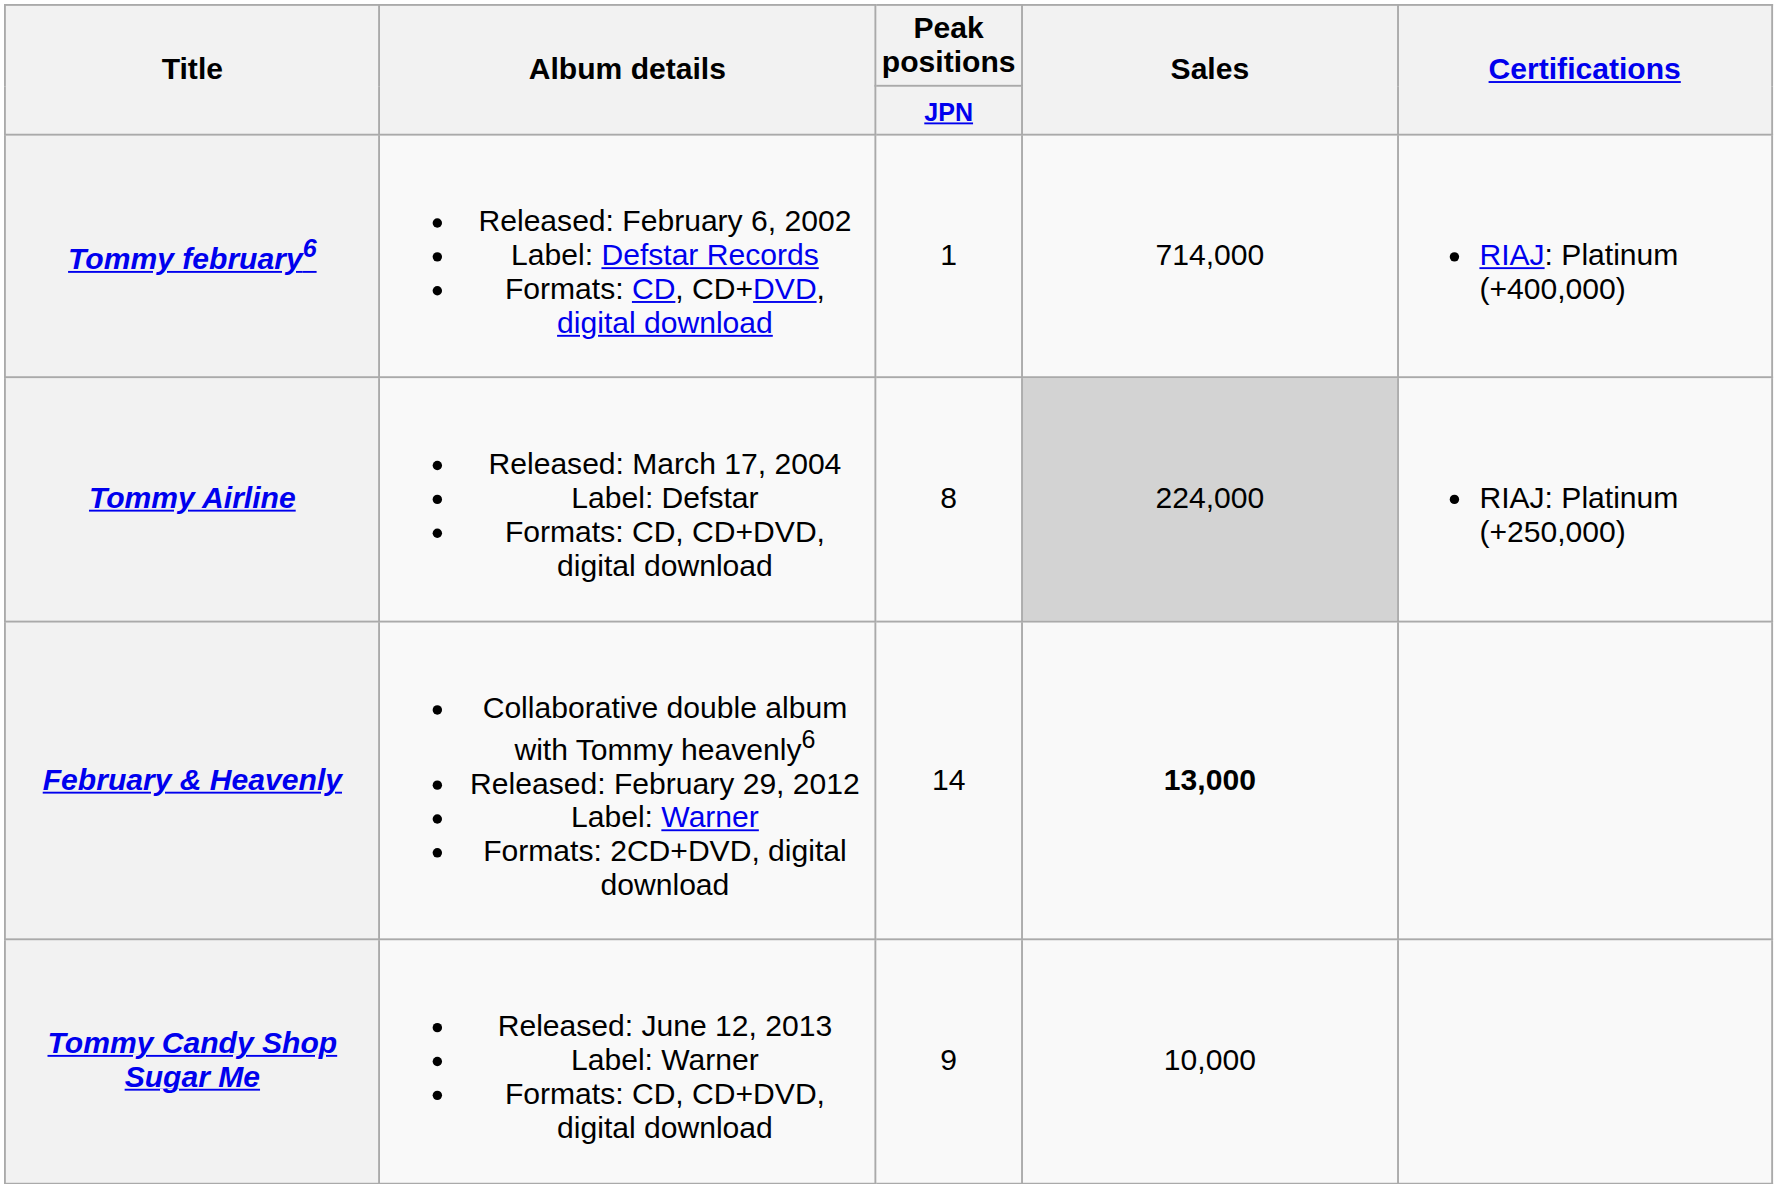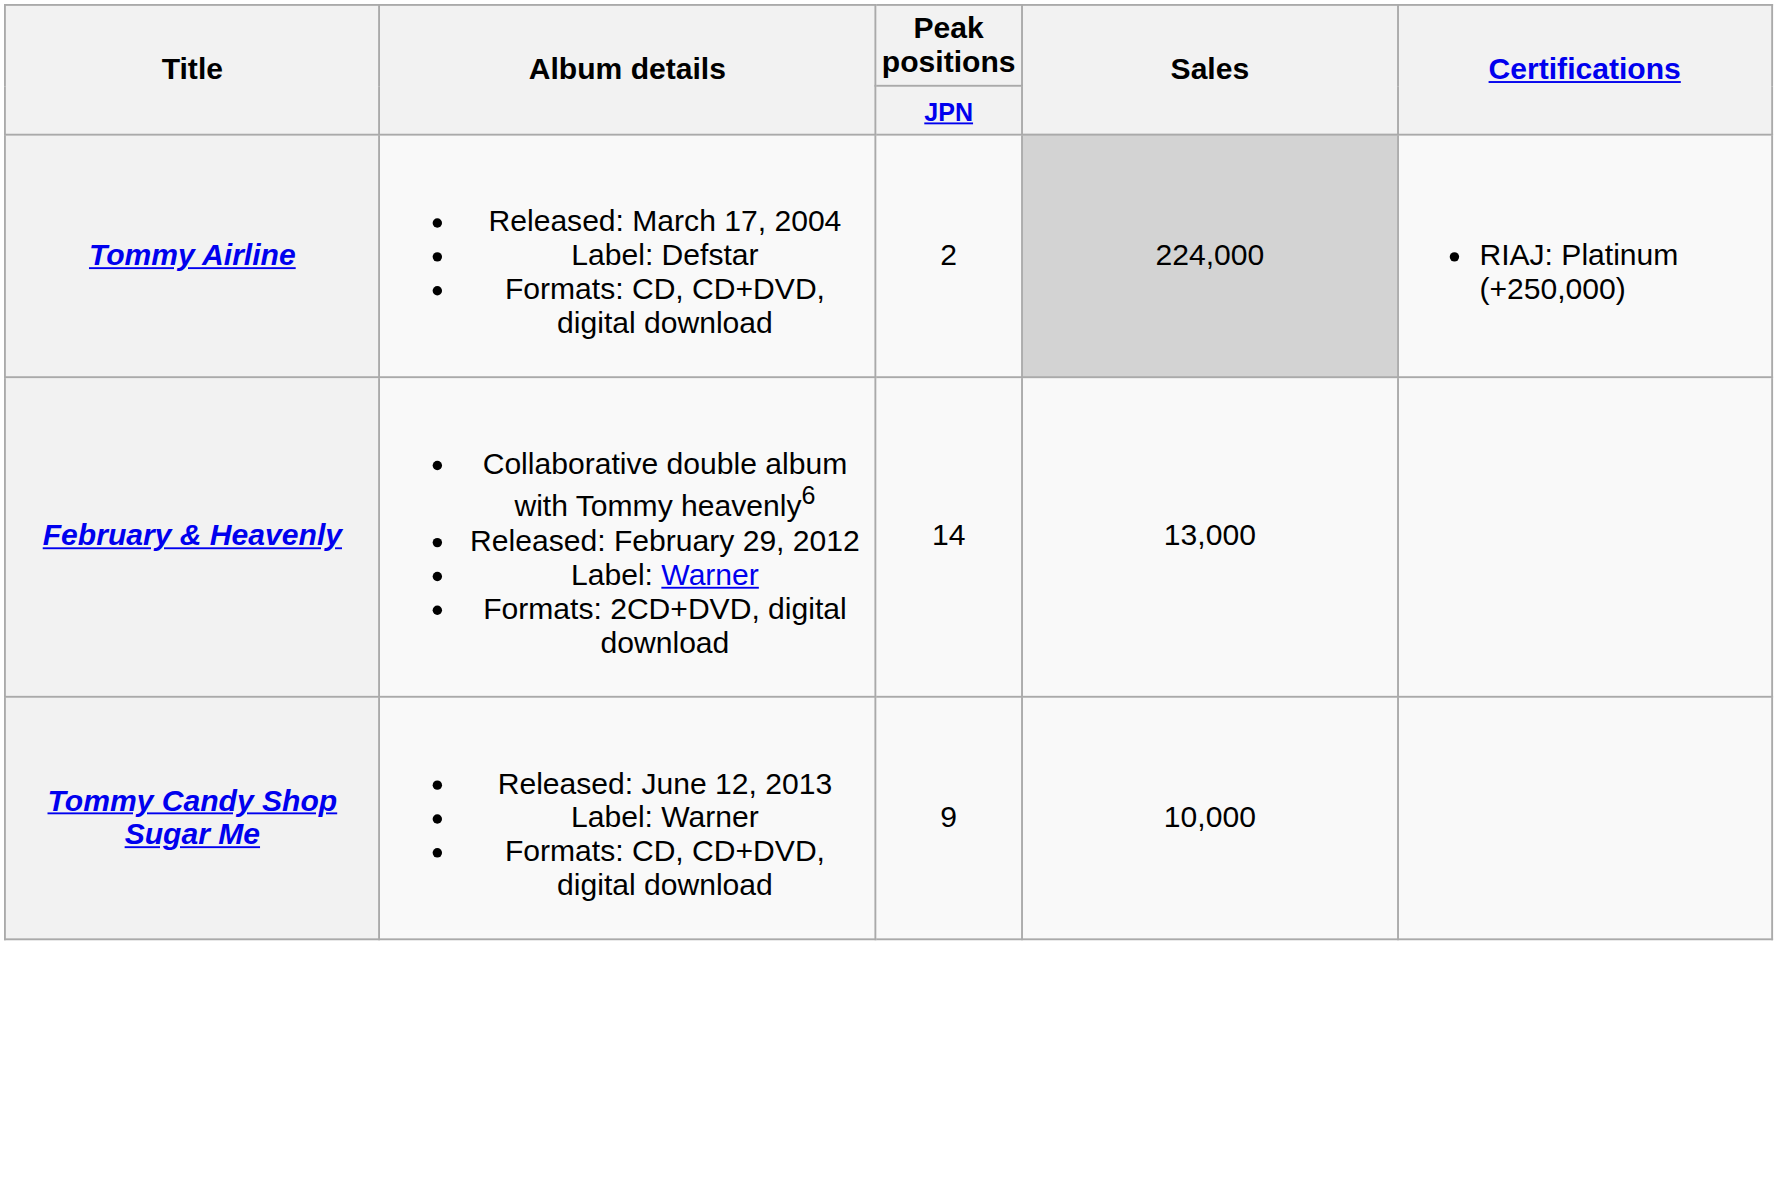- row: (192, 255)
(949, 498) 8 -> (949, 255) 2
(1210, 779) bold -> (1210, 536) normal
